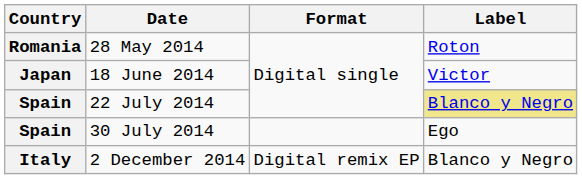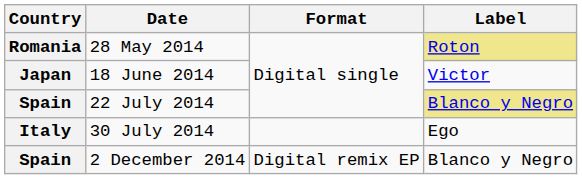(454, 47) no background -> (454, 47) khaki background
(45, 131) Spain -> (45, 131) Italy
(45, 160) Italy -> (45, 160) Spain
